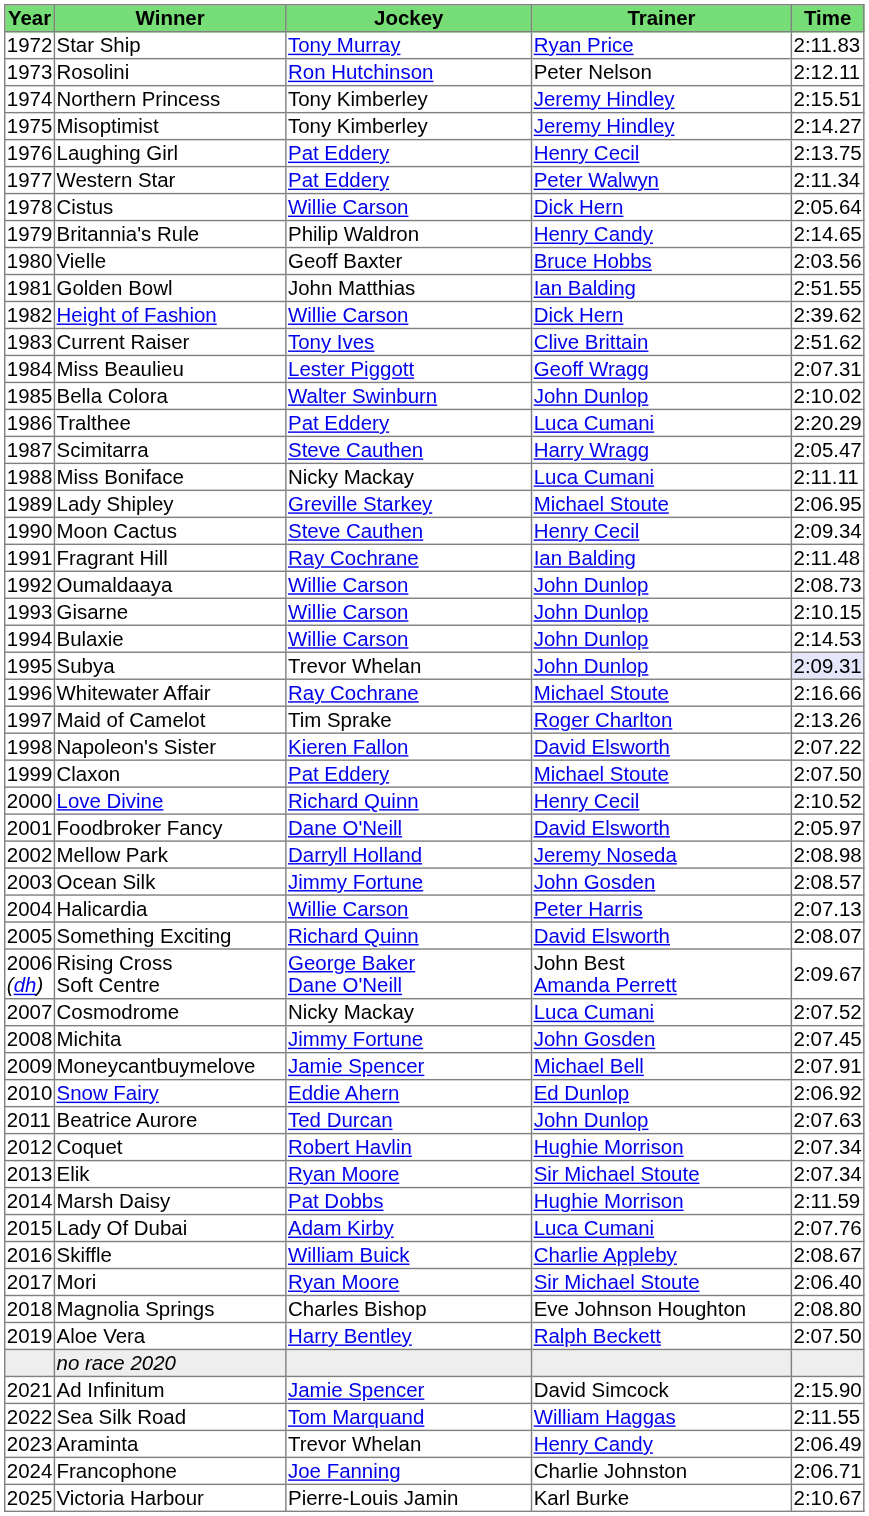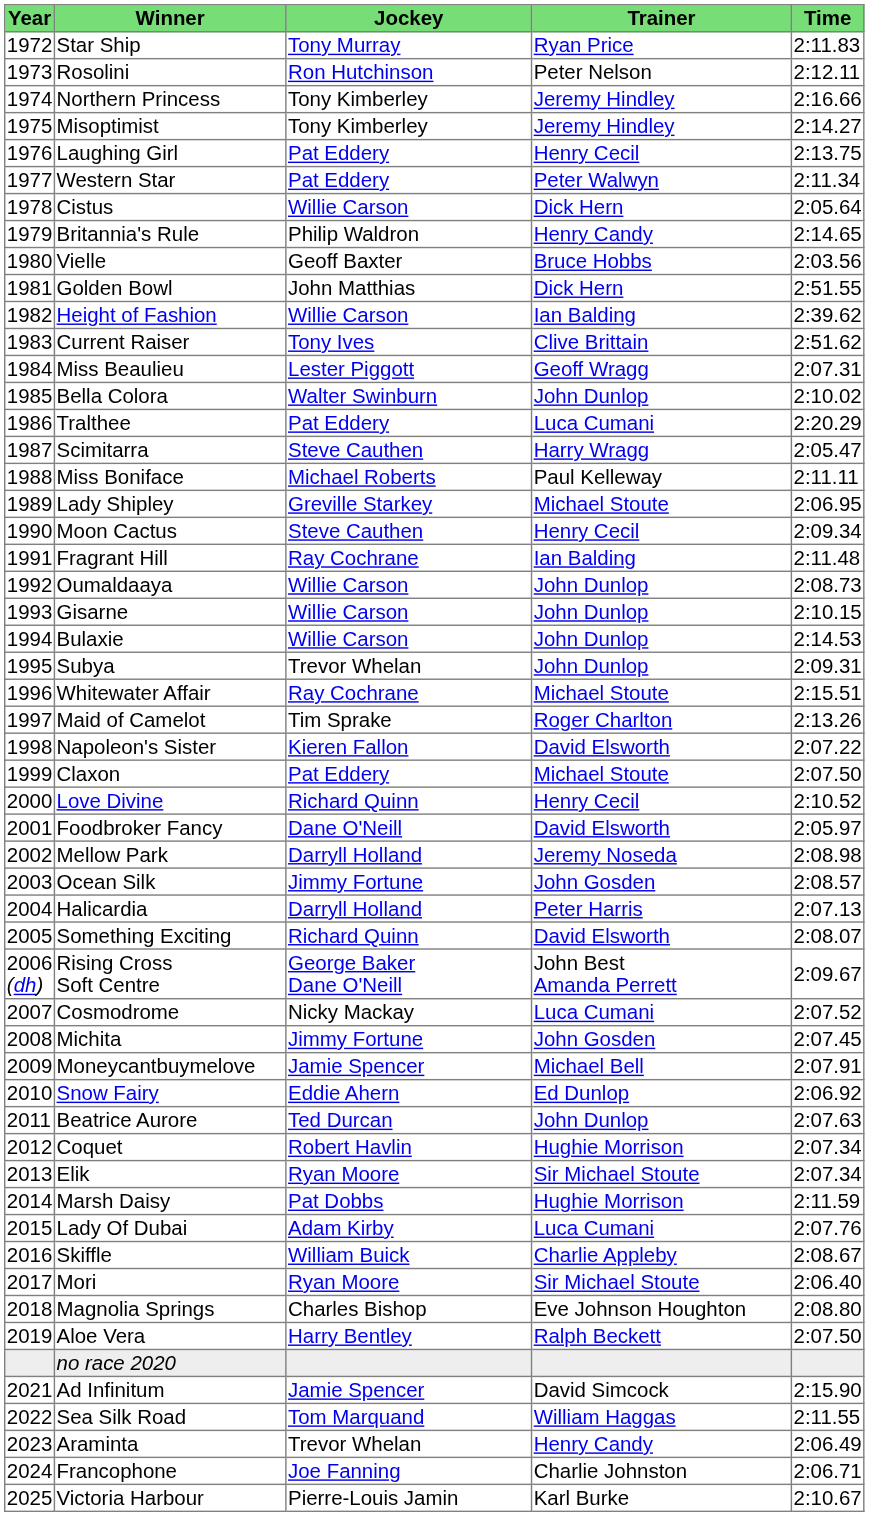(828, 99) 2:15.51 -> (828, 99) 2:16.66
(585, 288) Ian Balding -> (579, 288) Dick Hern
(579, 315) Dick Hern -> (585, 315) Ian Balding
(351, 477) Nicky Mackay -> (362, 477) Michael Roberts
(594, 477) Luca Cumani -> (598, 477) Paul Kelleway
(828, 666) lavender background -> (828, 666) no background
(828, 693) 2:16.66 -> (828, 693) 2:15.51
(348, 909) Willie Carson -> (355, 909) Darryll Holland
